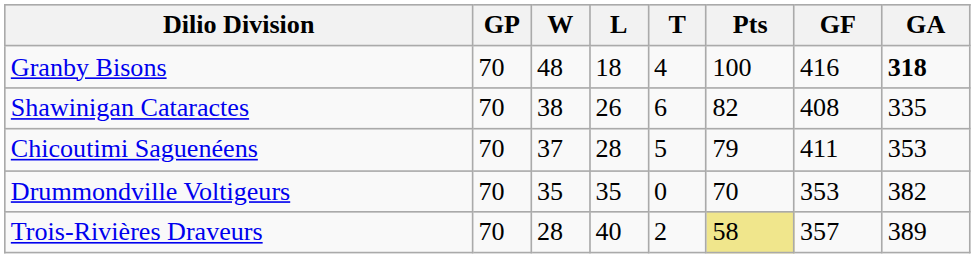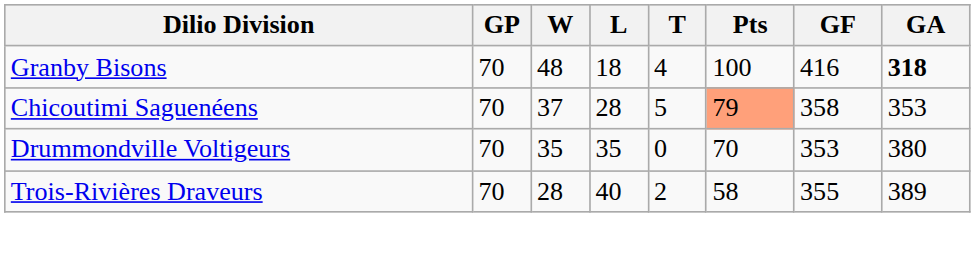- row: (130, 107)
(725, 149) no background -> (725, 107) lightsalmon background
(819, 149) 411 -> (820, 107) 358
(907, 190) 382 -> (907, 149) 380
(725, 231) khaki background -> (725, 190) no background
(820, 231) 357 -> (820, 190) 355
